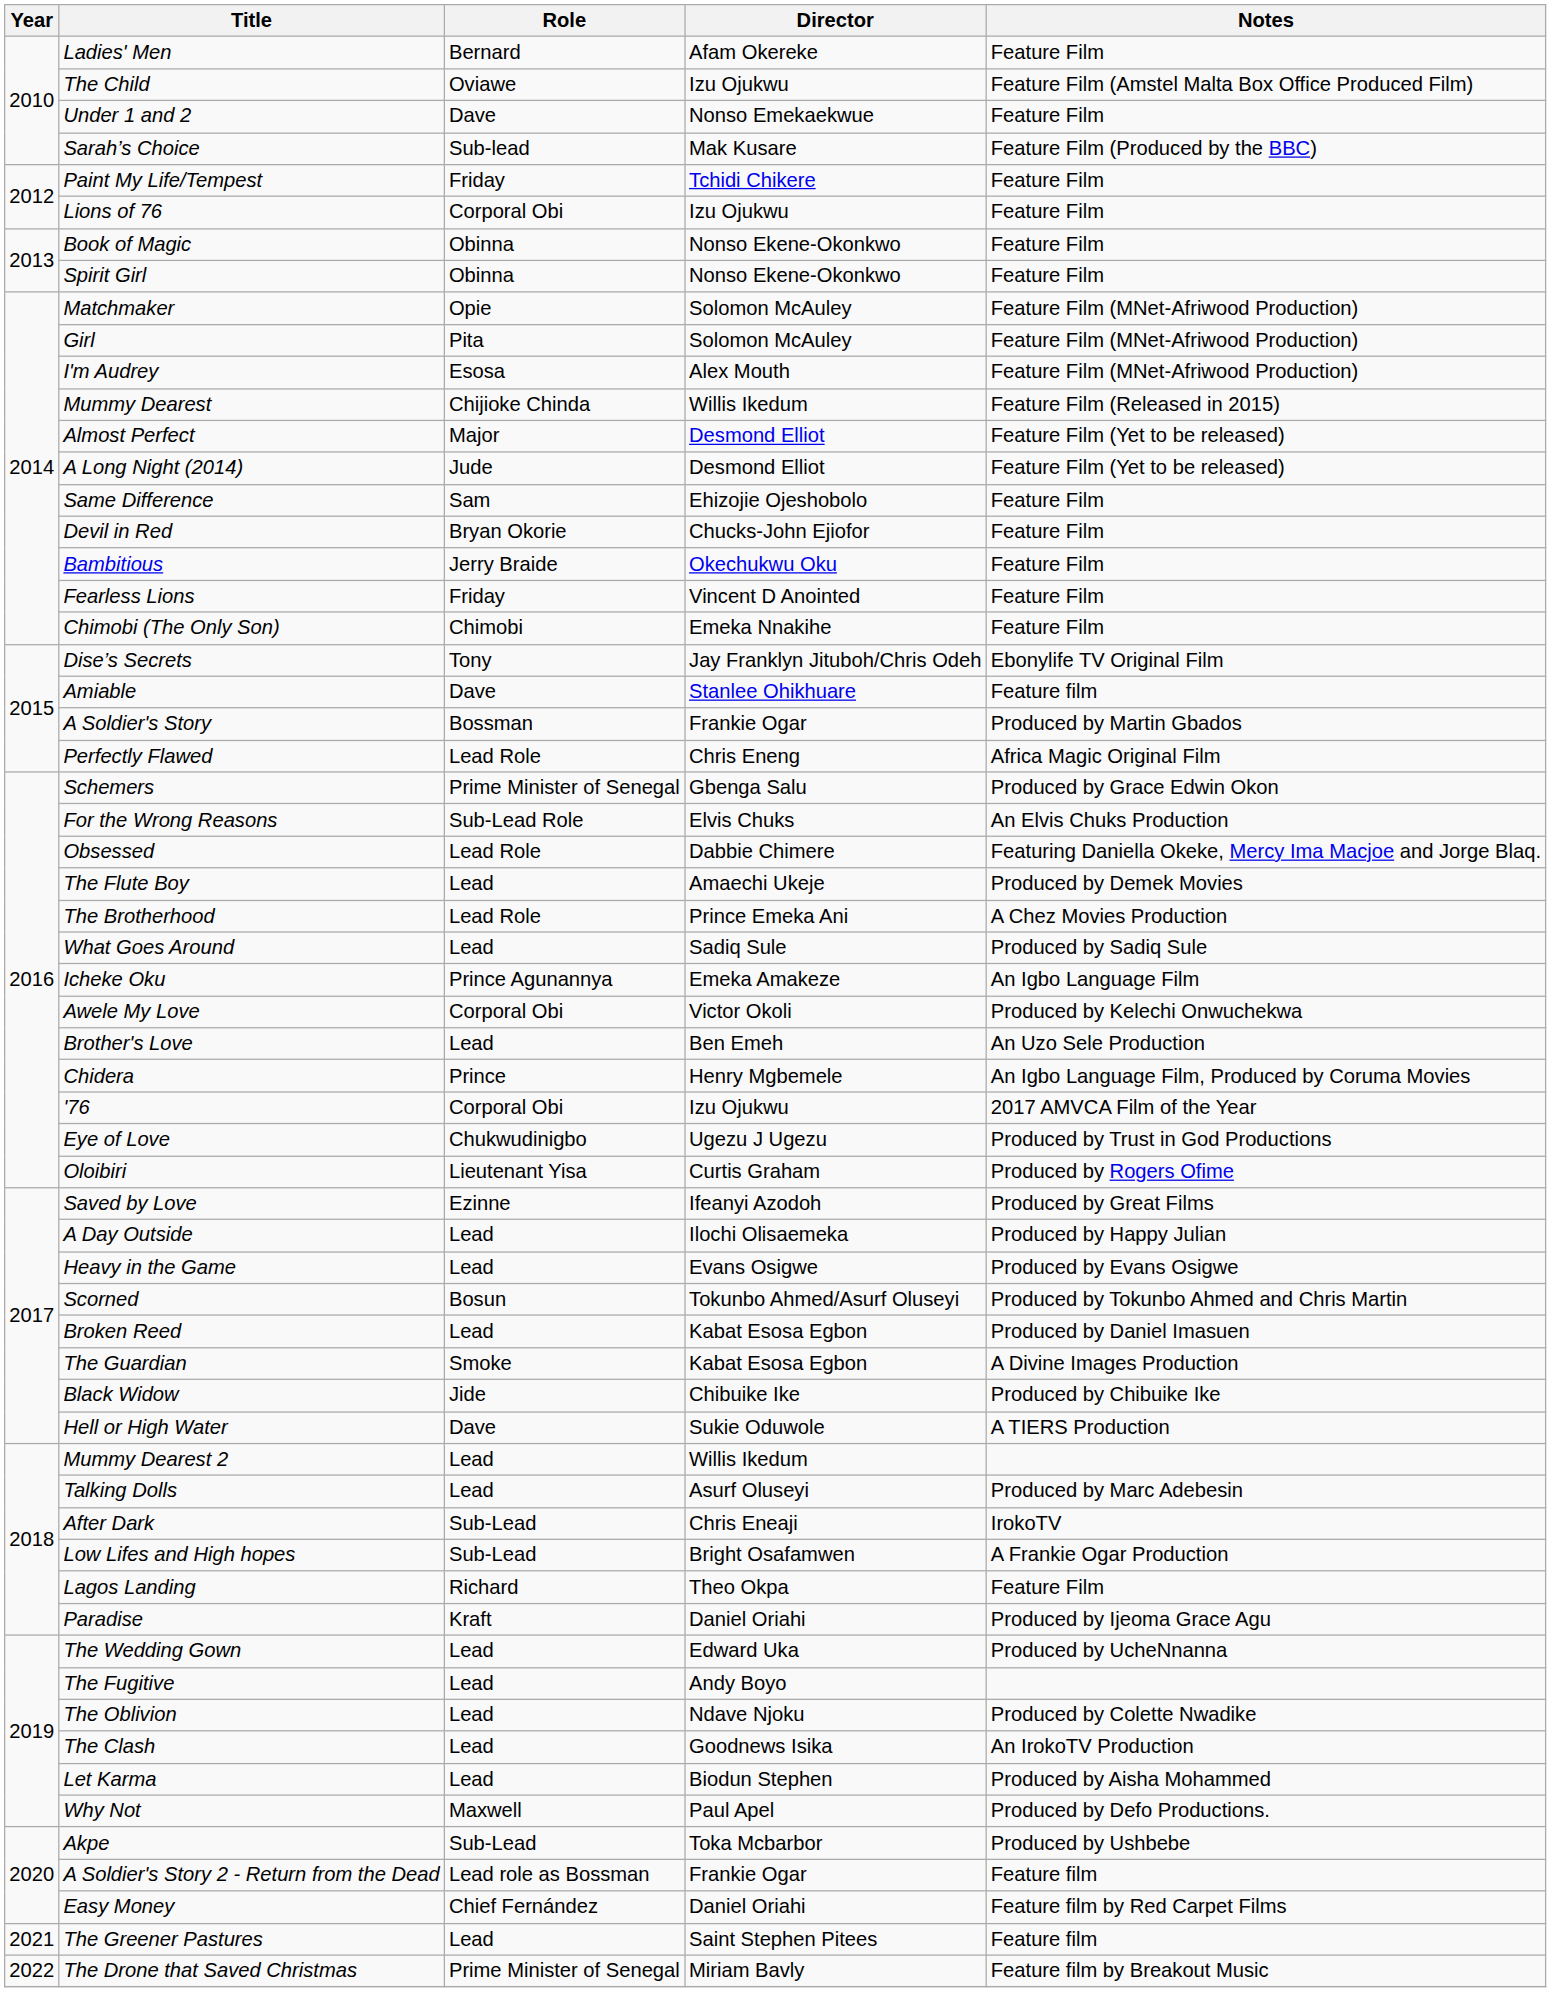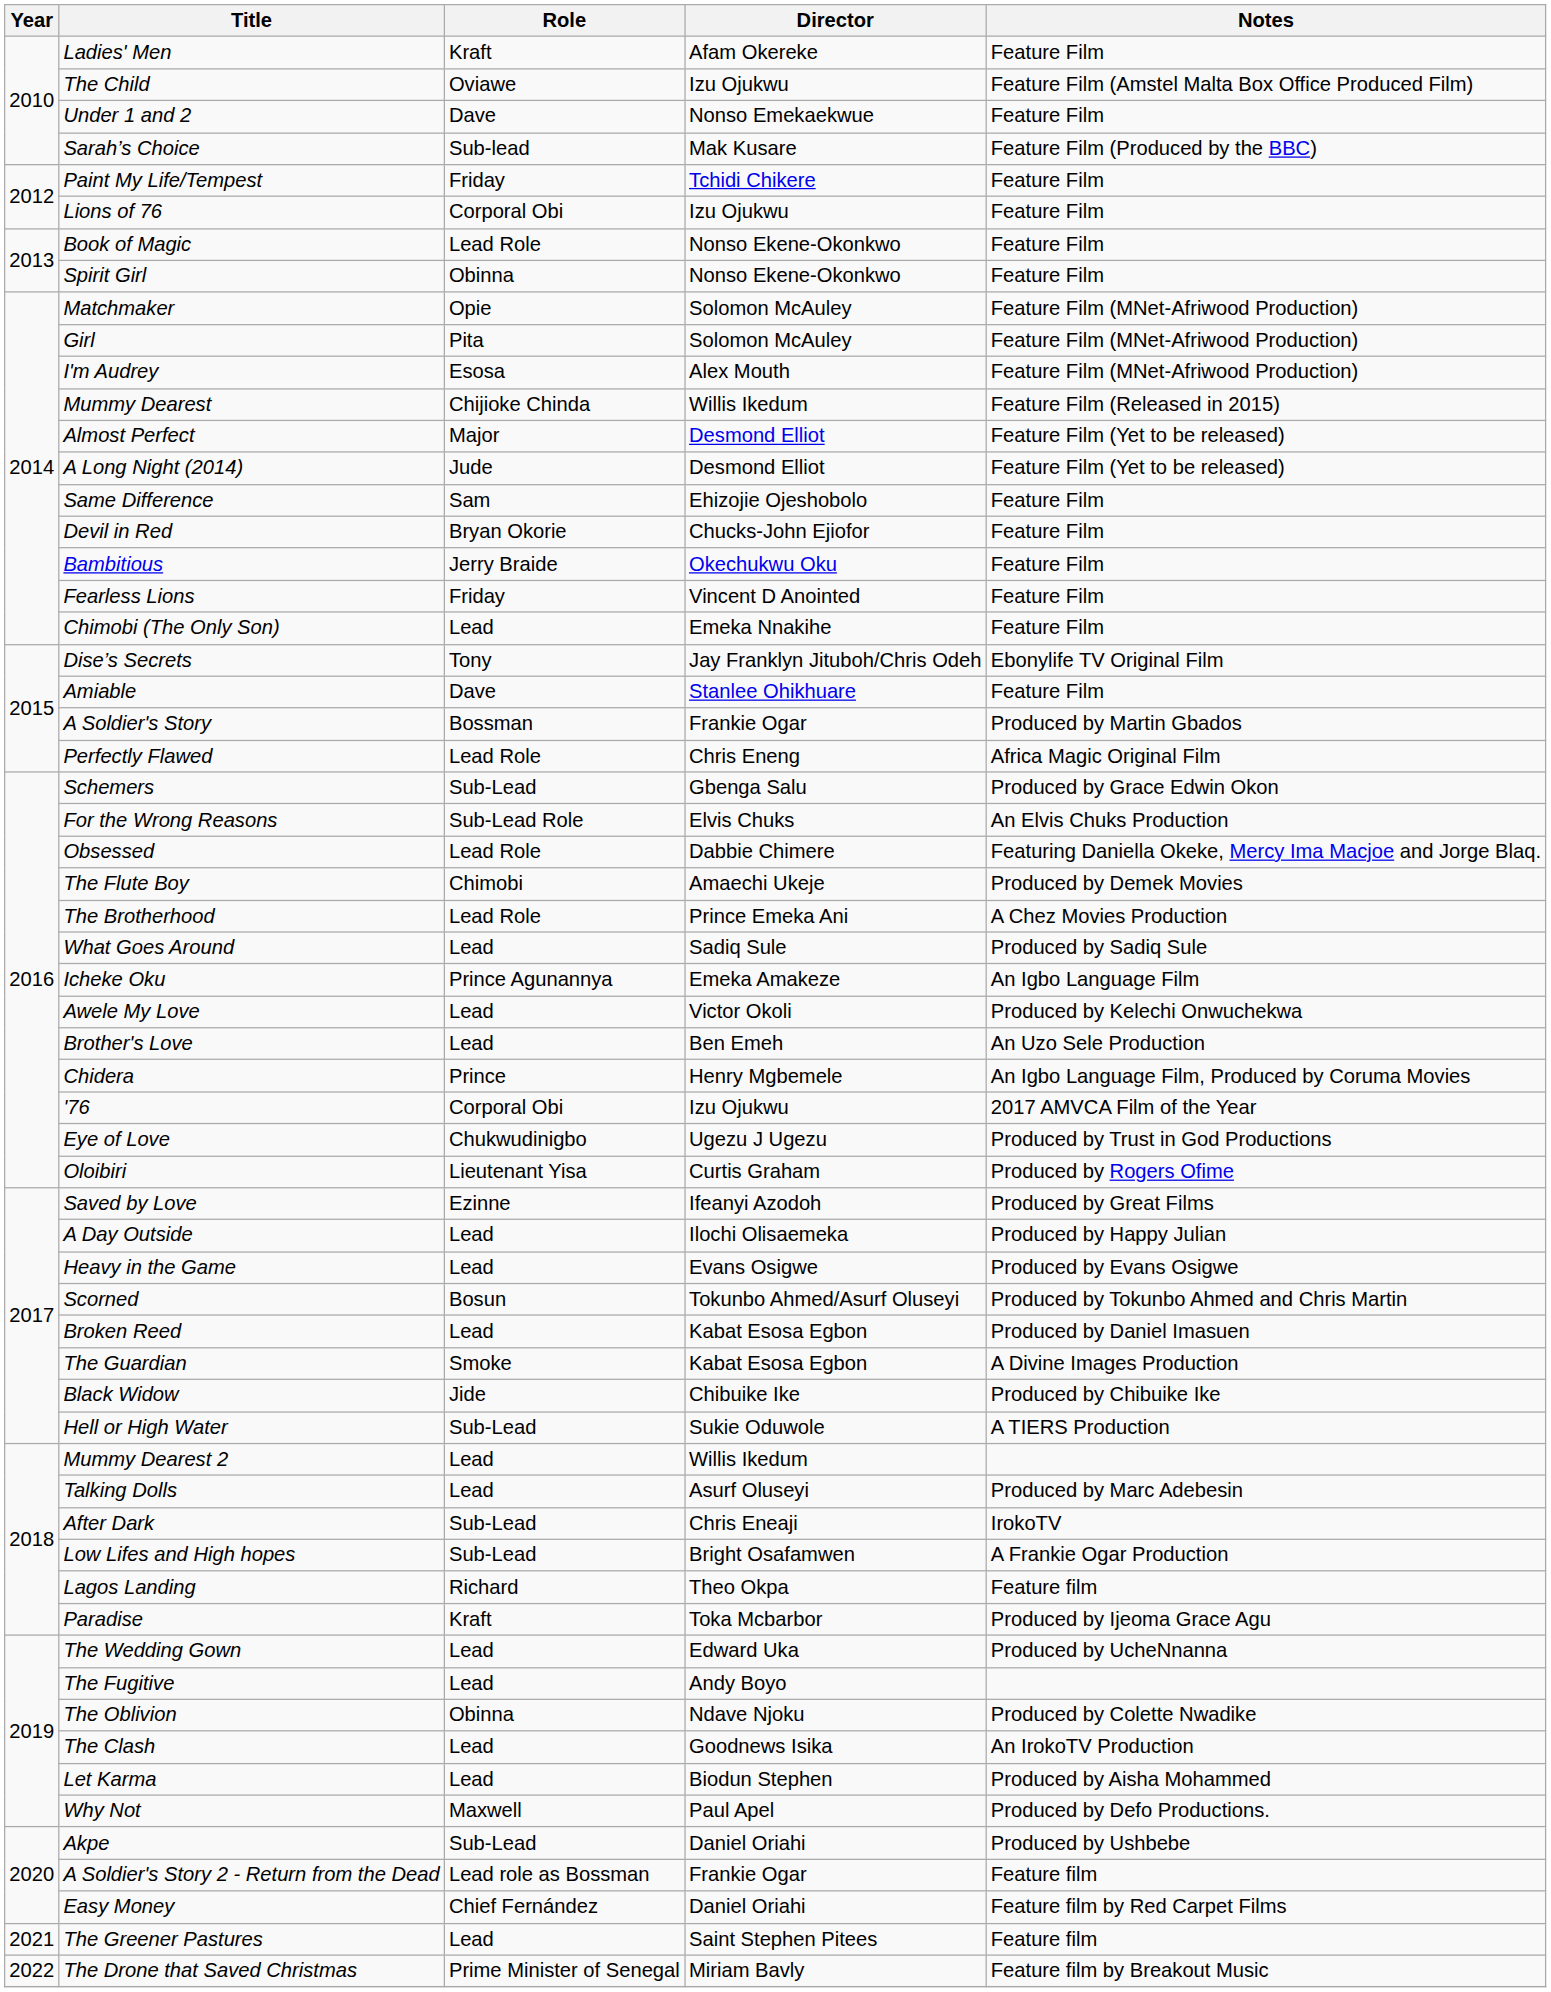(485, 52) Bernard -> (470, 52) Kraft
(481, 244) Obinna -> (495, 244) Lead Role
(486, 627) Chimobi -> (471, 627) Lead
(1044, 691) Feature film -> (1047, 691) Feature Film
(564, 787) Prime Minister of Senegal -> (493, 787) Sub-Lead
(471, 883) Lead -> (486, 883) Chimobi
(506, 1011) Corporal Obi -> (471, 1011) Lead
(472, 1427) Dave -> (493, 1427) Sub-Lead
(1047, 1587) Feature Film -> (1044, 1587) Feature film
(747, 1619) Daniel Oriahi -> (756, 1619) Toka Mcbarbor
(471, 1715) Lead -> (481, 1715) Obinna
(756, 1842) Toka Mcbarbor -> (747, 1842) Daniel Oriahi
